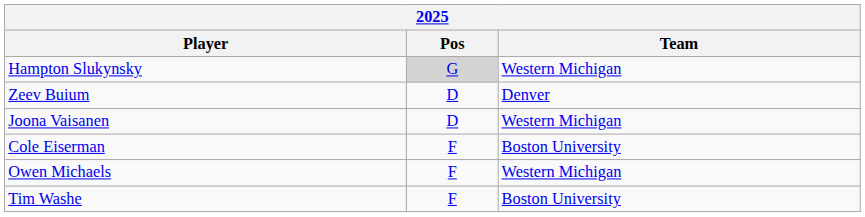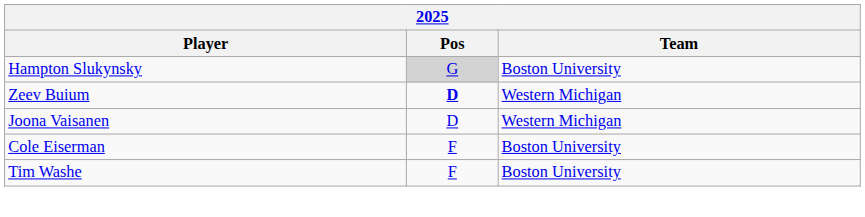(561, 69) Western Michigan -> (561, 69) Boston University
(452, 95) normal -> (452, 95) bold
(526, 95) Denver -> (561, 95) Western Michigan
- row: (60, 172)
